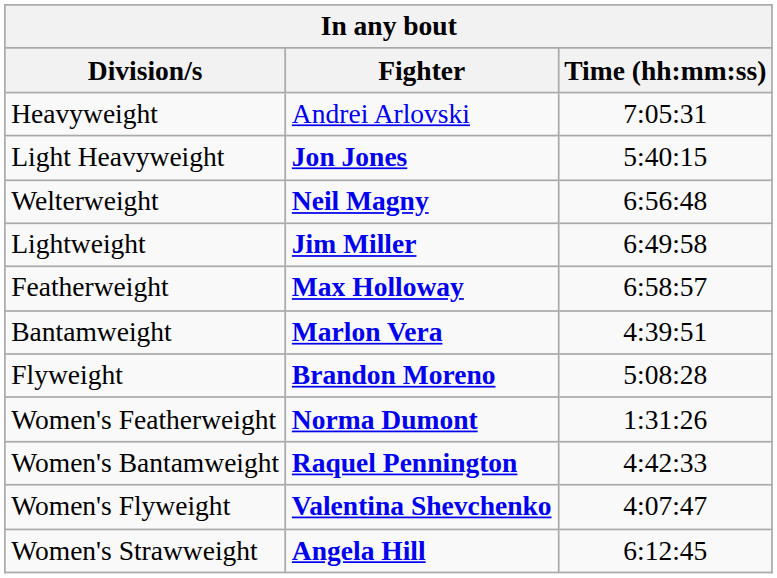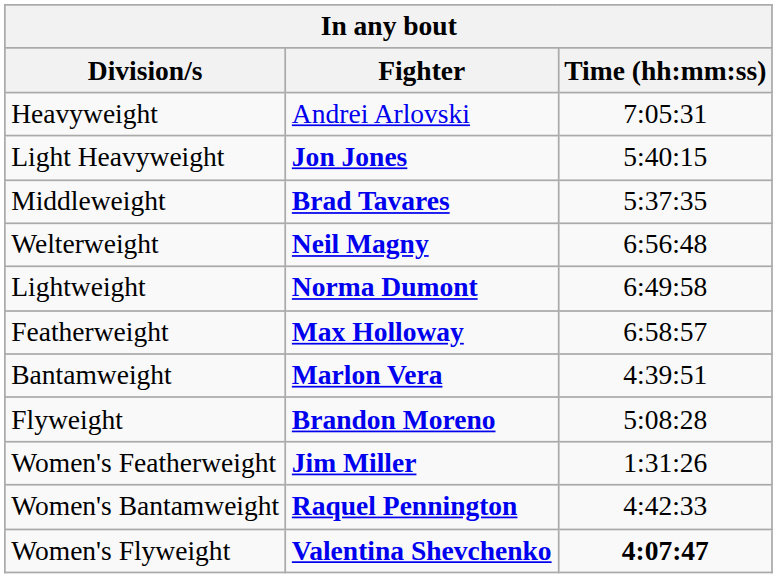+ row: (88, 200)
(354, 244) Jim Miller -> (385, 288) Norma Dumont
(385, 419) Norma Dumont -> (354, 462) Jim Miller
(665, 506) normal -> (665, 550) bold
- row: (134, 550)
